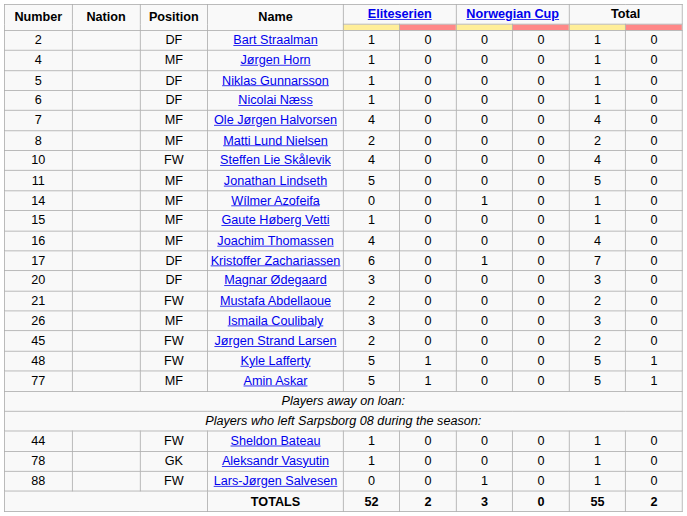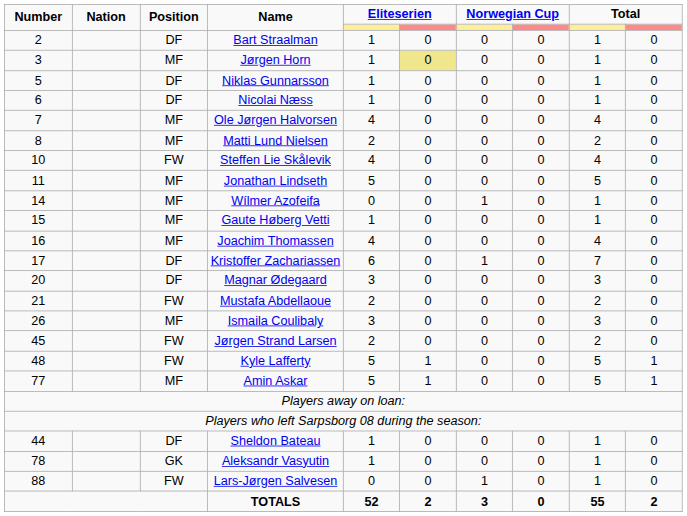(38, 60) 4 -> (38, 60) 3
(428, 60) no background -> (428, 60) khaki background
(174, 441) FW -> (174, 441) DF
